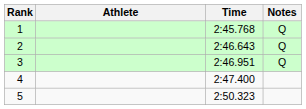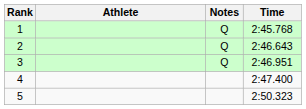columns swapped: (234, 12) <-> (282, 12)
